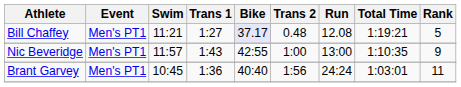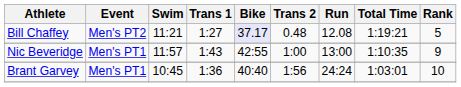(117, 33) Men's PT1 -> (117, 33) Men's PT2
(438, 71) 11 -> (438, 71) 10
